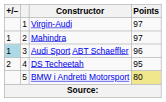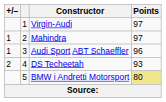(9, 50) lightblue background -> (9, 50) no background
(138, 64) 95 -> (138, 64) 93
